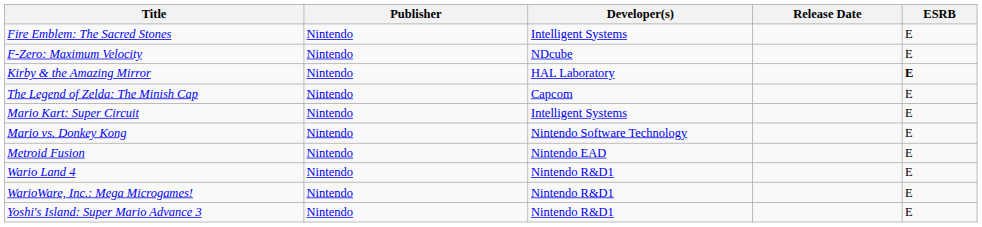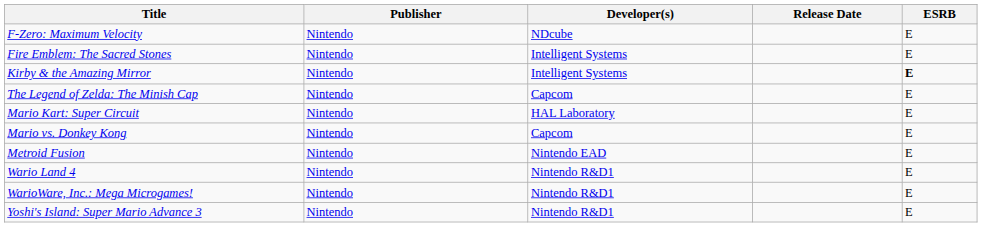rows swapped: (75, 53) <-> (89, 34)
(573, 73) HAL Laboratory -> (579, 73) Intelligent Systems
(579, 113) Intelligent Systems -> (573, 113) HAL Laboratory
(609, 133) Nintendo Software Technology -> (552, 133) Capcom
